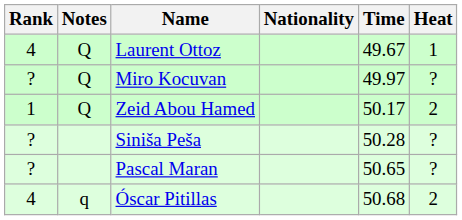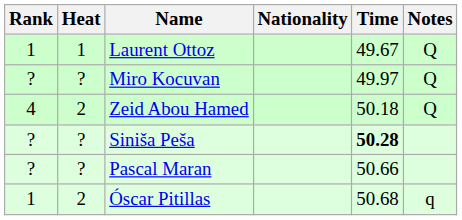columns swapped: (433, 19) <-> (84, 19)
(31, 49) 4 -> (31, 49) 1
(31, 109) 1 -> (31, 109) 4
(384, 109) 50.17 -> (378, 109) 50.18
(384, 139) normal -> (378, 139) bold
(384, 169) 50.65 -> (378, 169) 50.66
(31, 199) 4 -> (31, 199) 1
